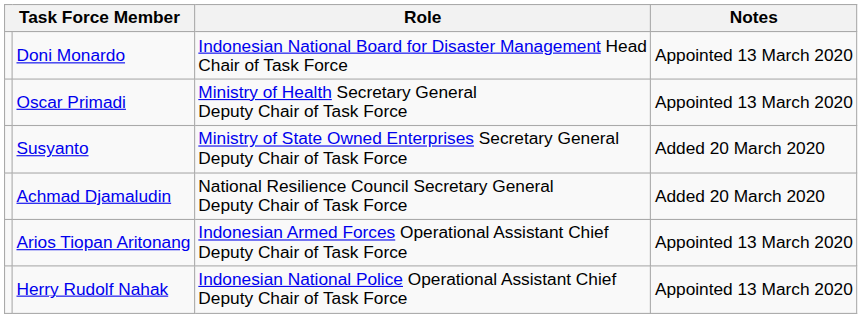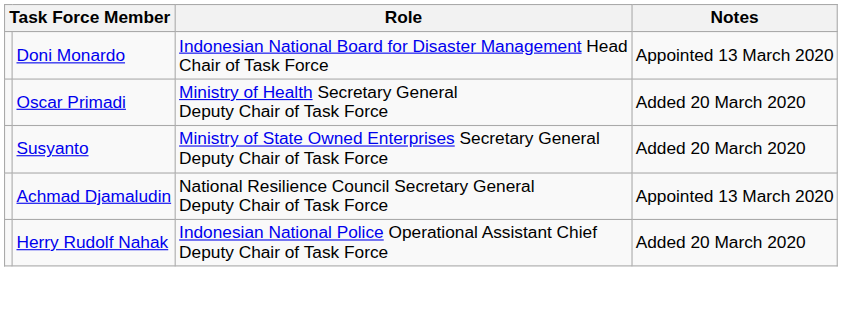(754, 102) Appointed 13 March 2020 -> (721, 102) Added 20 March 2020
(740, 195) Added 20 March 2020 -> (735, 195) Appointed 13 March 2020
- row: (103, 242)
(754, 289) Appointed 13 March 2020 -> (721, 242) Added 20 March 2020
